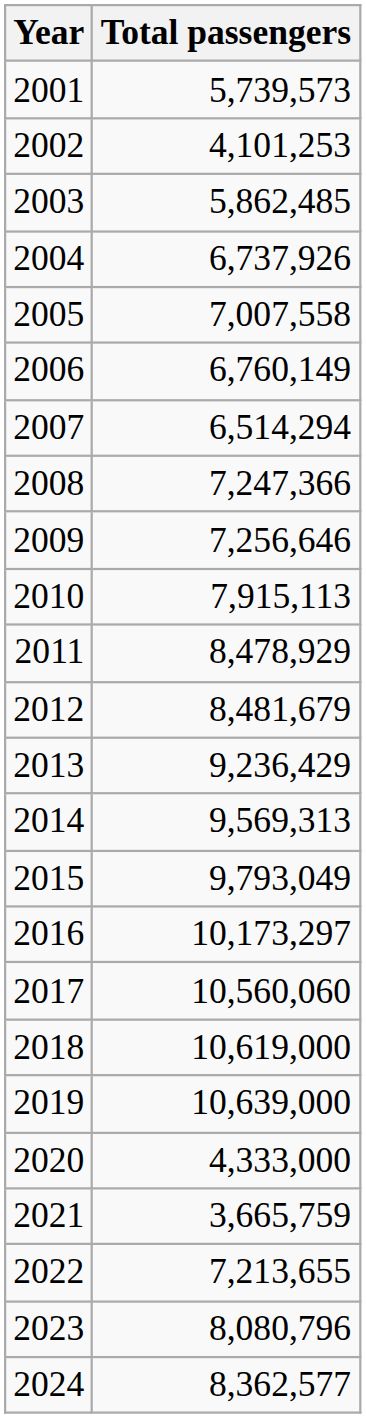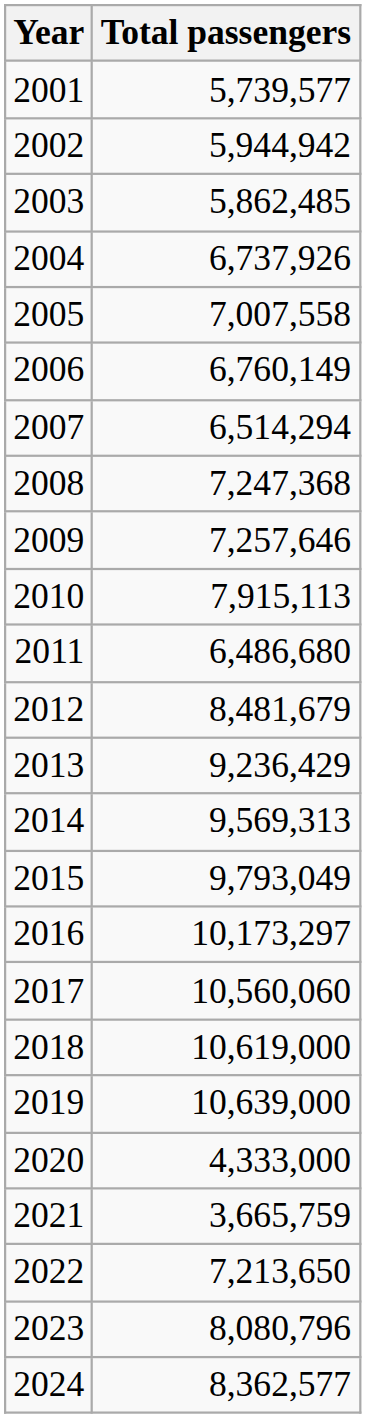(280, 88) 5,739,573 -> (280, 88) 5,739,577
(280, 145) 4,101,253 -> (280, 145) 5,944,942
(280, 483) 7,247,366 -> (280, 483) 7,247,368
(280, 539) 7,256,646 -> (280, 539) 7,257,646
(280, 652) 8,478,929 -> (280, 652) 6,486,680
(280, 1271) 7,213,655 -> (280, 1271) 7,213,650
